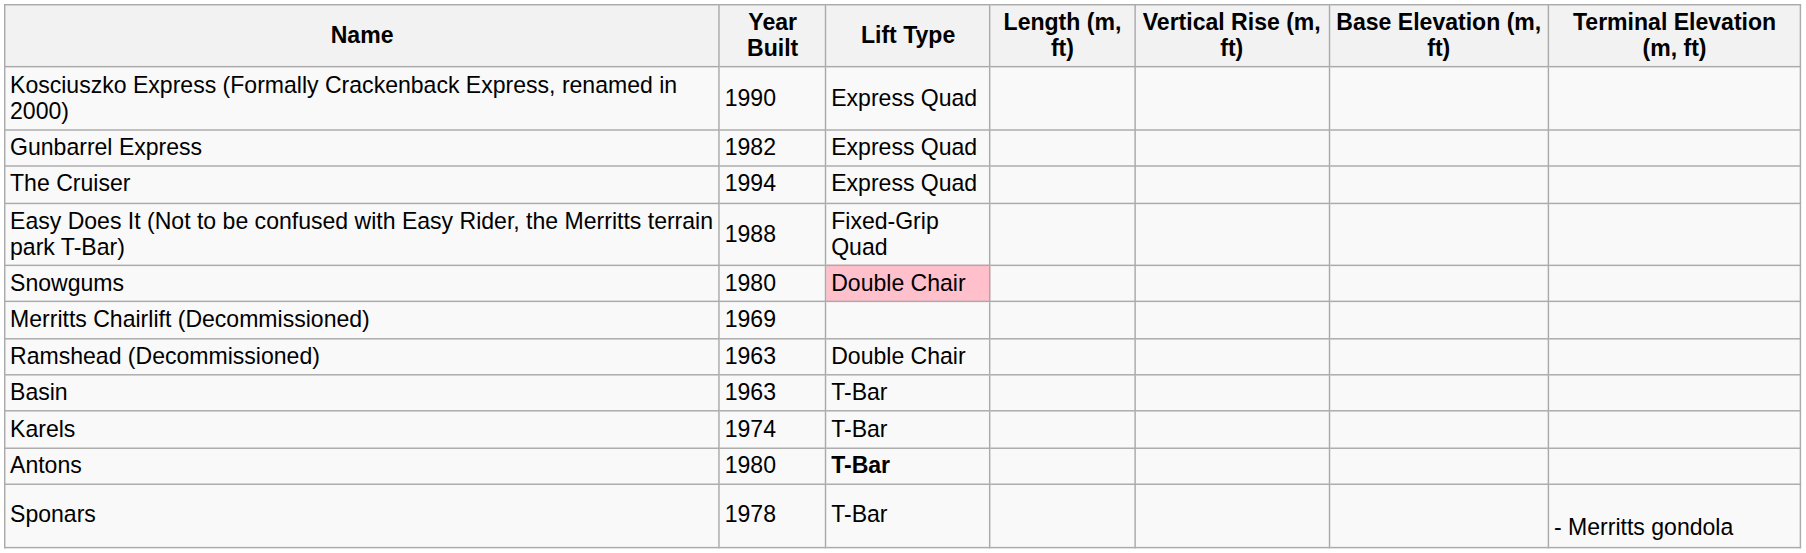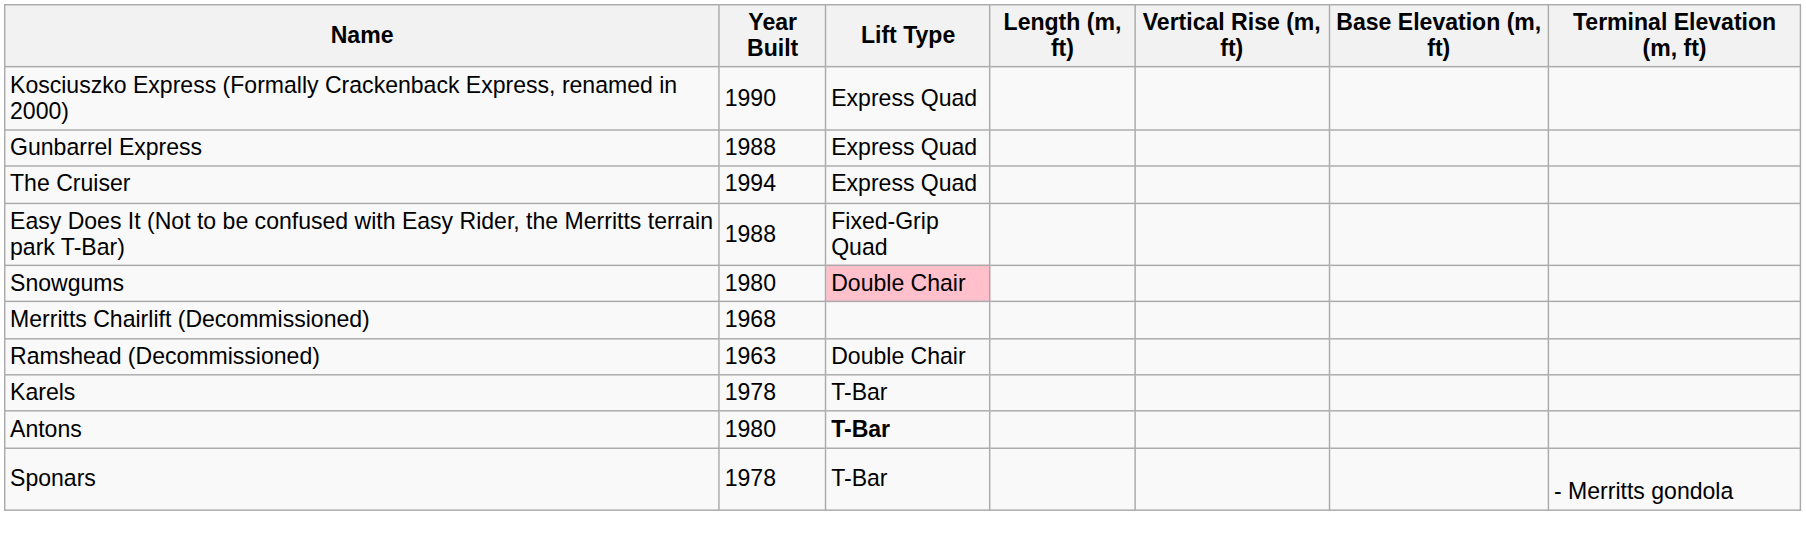(750, 147) 1982 -> (750, 147) 1988
(750, 319) 1969 -> (750, 319) 1968
- row: (39, 392)
(750, 429) 1974 -> (750, 392) 1978
